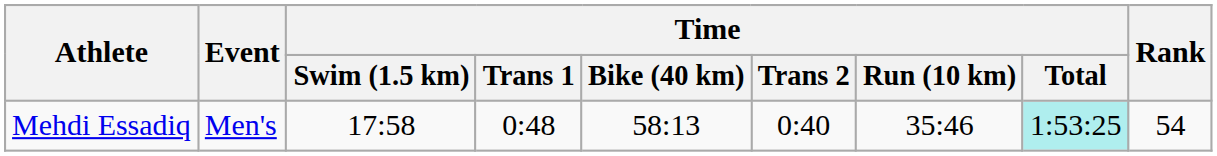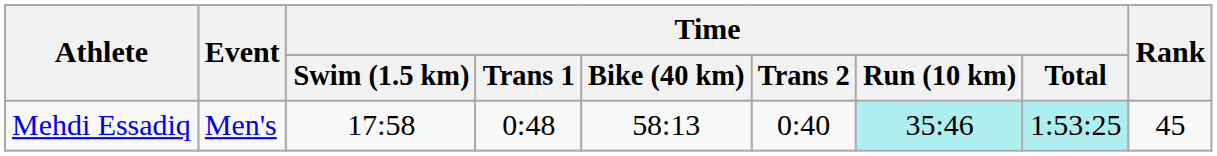(940, 125) no background -> (940, 125) paleturquoise background
(1170, 125) 54 -> (1170, 125) 45
